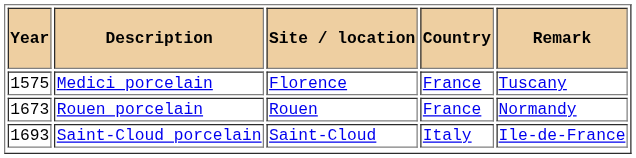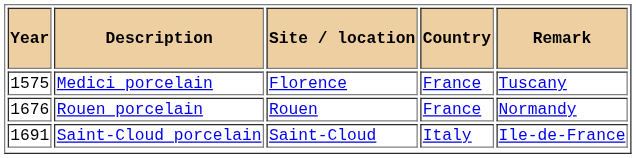(30, 110) 1673 -> (30, 110) 1676
(30, 136) 1693 -> (30, 136) 1691
